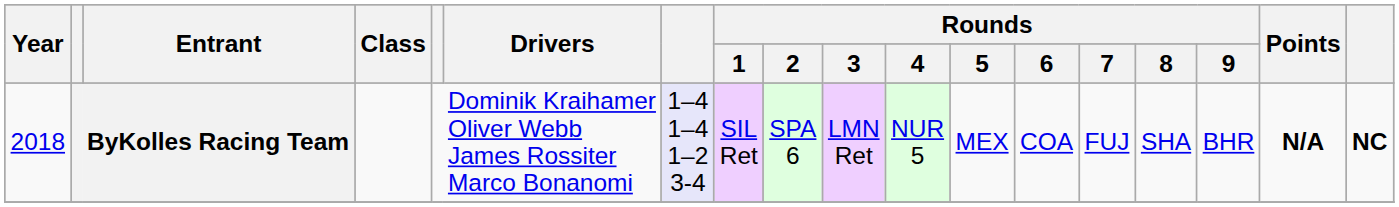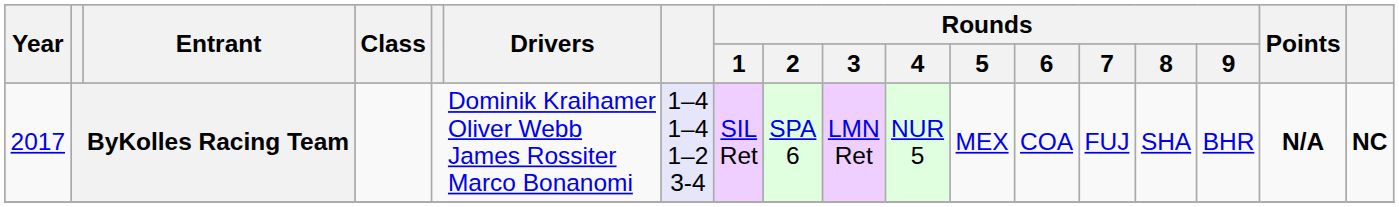(38, 143) 2018 -> (38, 143) 2017
